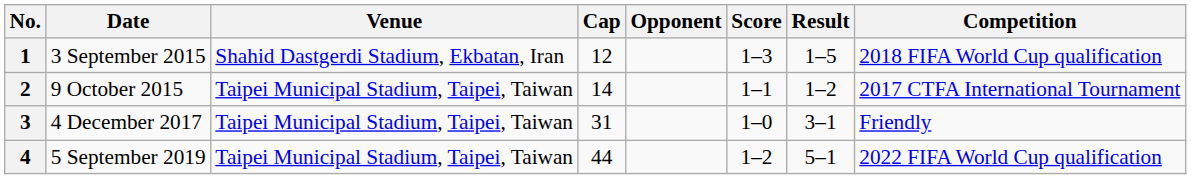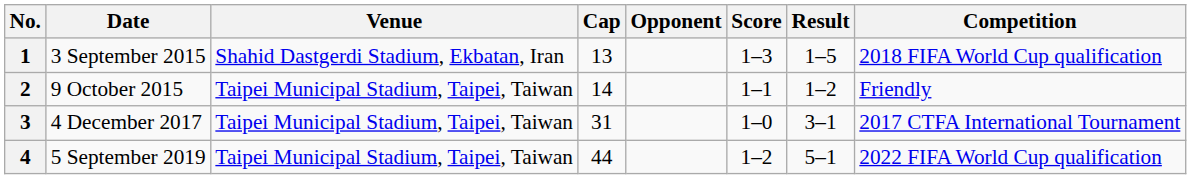(602, 55) 12 -> (602, 55) 13
(1020, 88) 2017 CTFA International Tournament -> (895, 88) Friendly
(895, 122) Friendly -> (1020, 122) 2017 CTFA International Tournament
